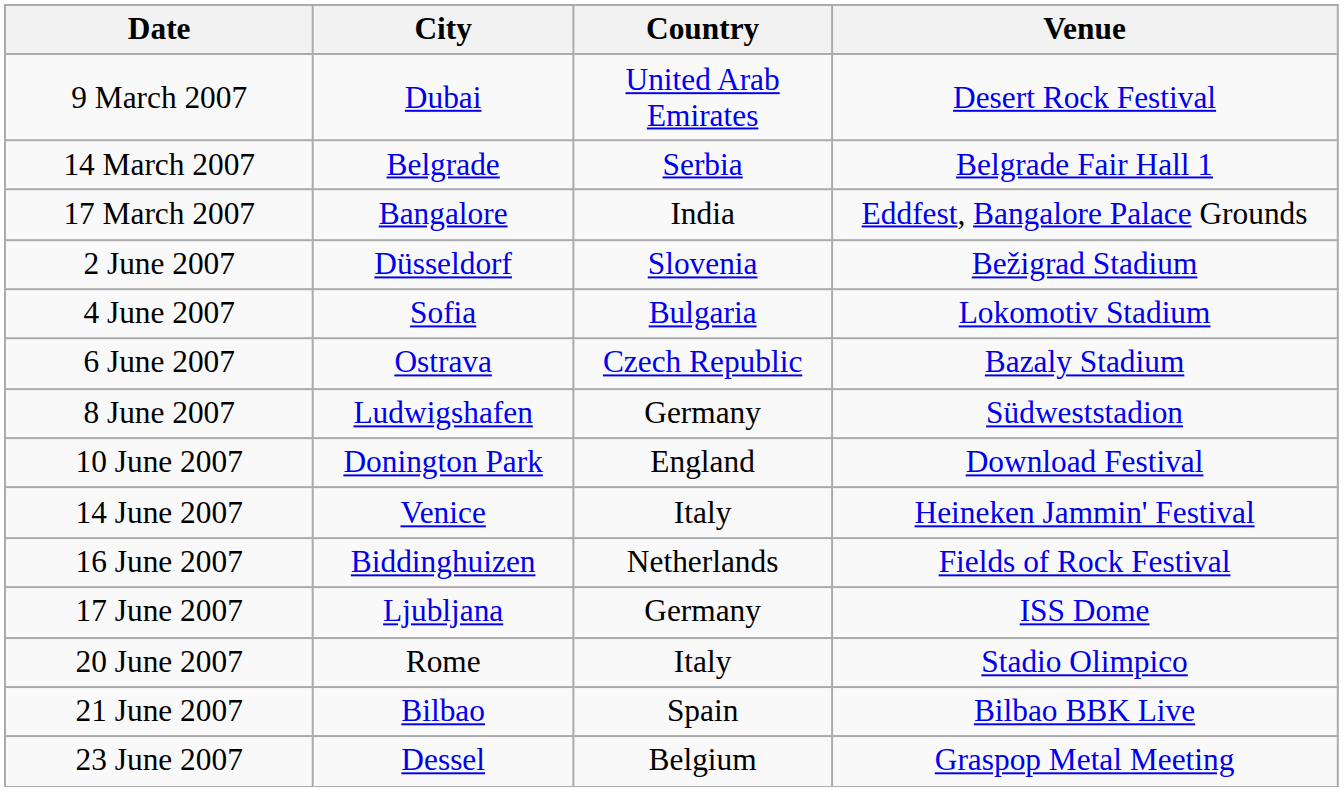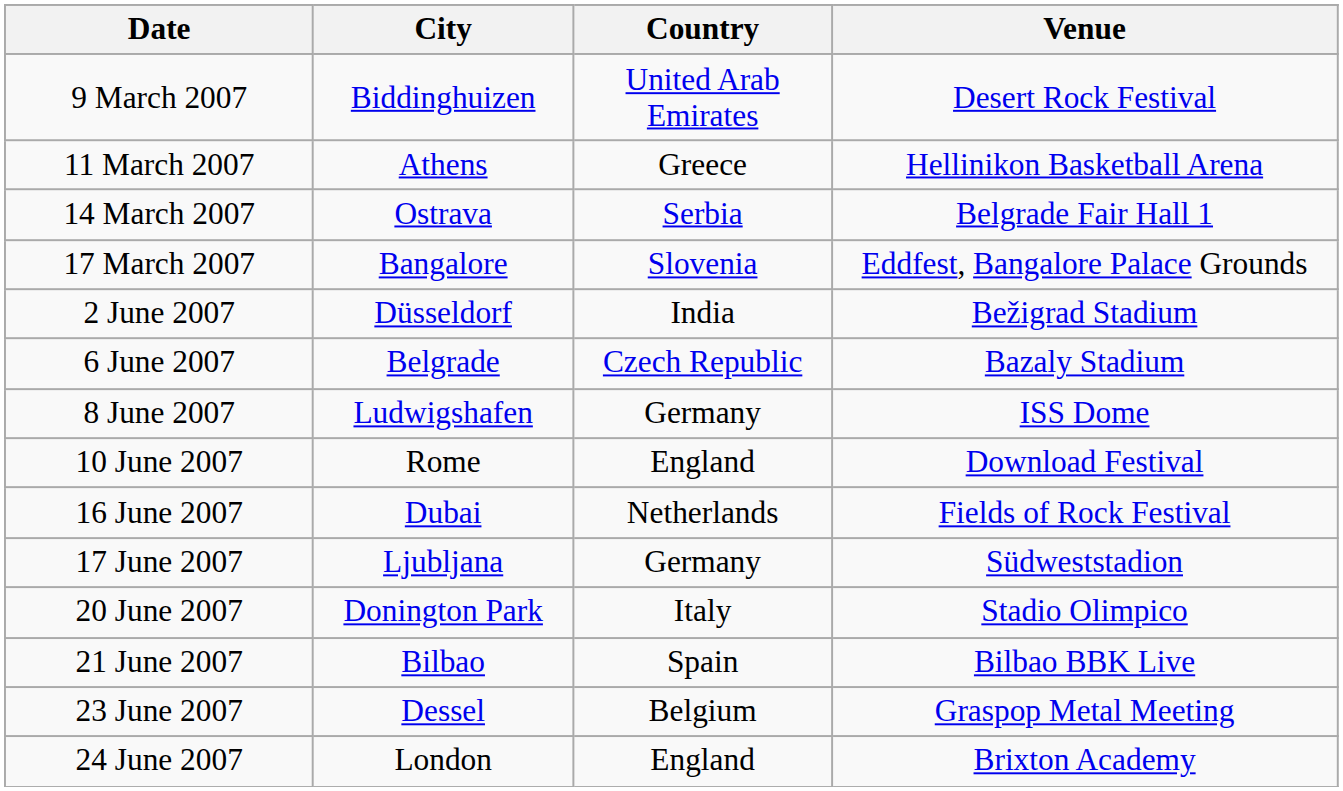(443, 96) Dubai -> (443, 96) Biddinghuizen
+ row: (159, 164)
(443, 164) Belgrade -> (443, 213) Ostrava
(703, 213) India -> (703, 263) Slovenia
(703, 263) Slovenia -> (703, 313) India
- row: (159, 313)
(443, 363) Ostrava -> (443, 363) Belgrade
(1085, 412) Südweststadion -> (1085, 412) ISS Dome
(443, 462) Donington Park -> (443, 462) Rome
- row: (159, 512)
(443, 561) Biddinghuizen -> (443, 512) Dubai
(1085, 611) ISS Dome -> (1085, 561) Südweststadion
(443, 661) Rome -> (443, 611) Donington Park
+ row: (159, 760)
